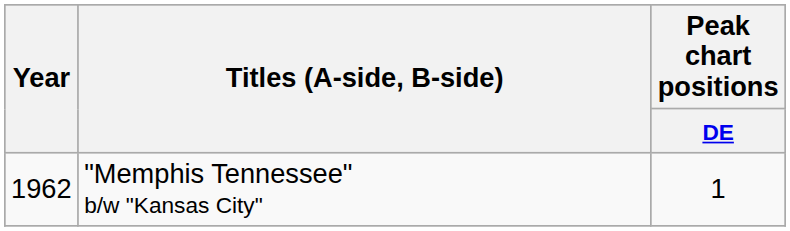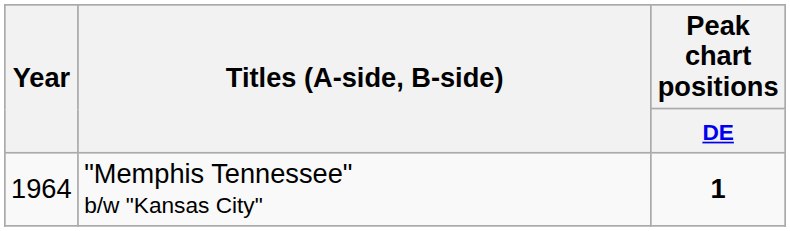(41, 188) 1962 -> (41, 188) 1964
(718, 188) normal -> (718, 188) bold
